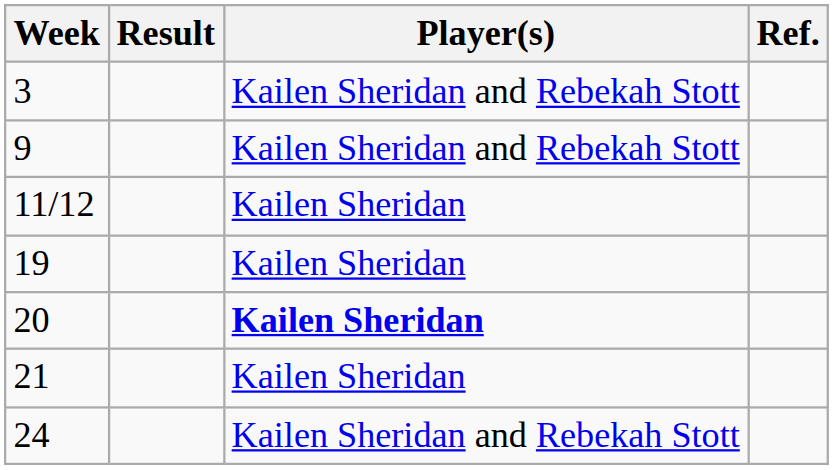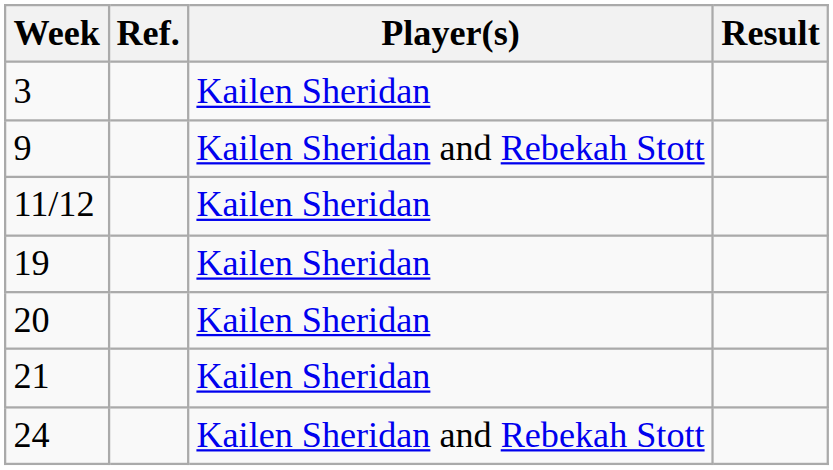columns swapped: (166, 33) <-> (788, 33)
(486, 90) Kailen Sheridan and Rebekah Stott -> (313, 90) Kailen Sheridan
(358, 319) bold -> (313, 319) normal
